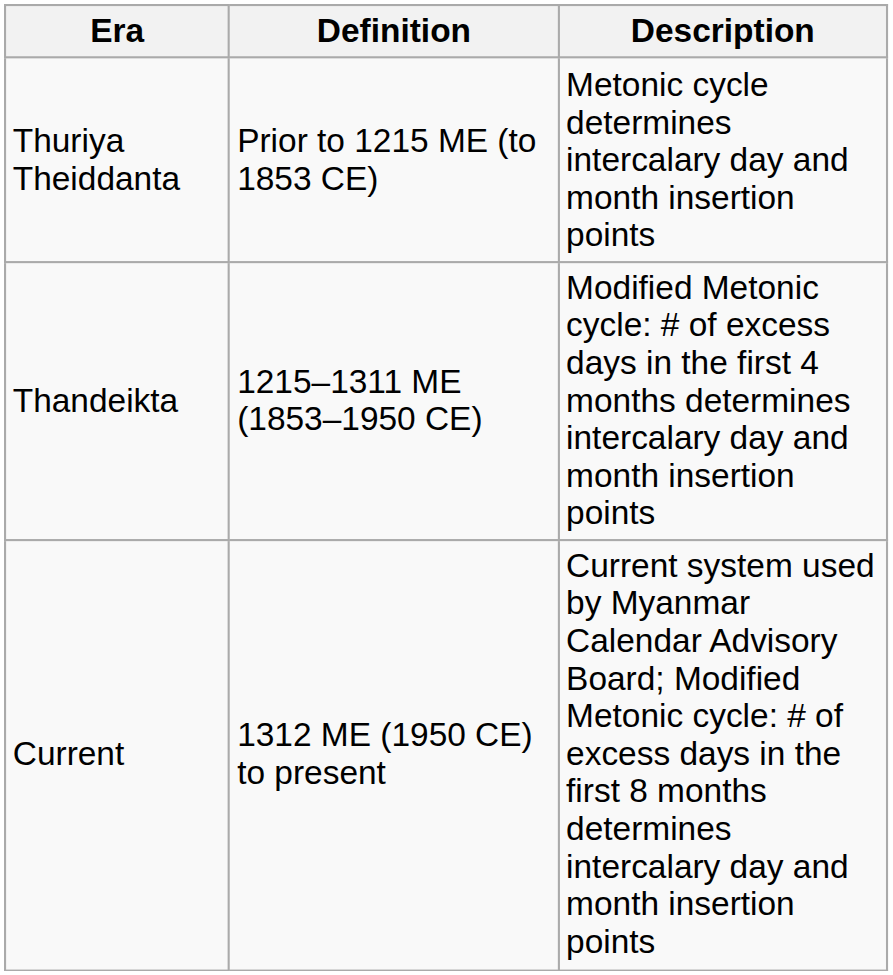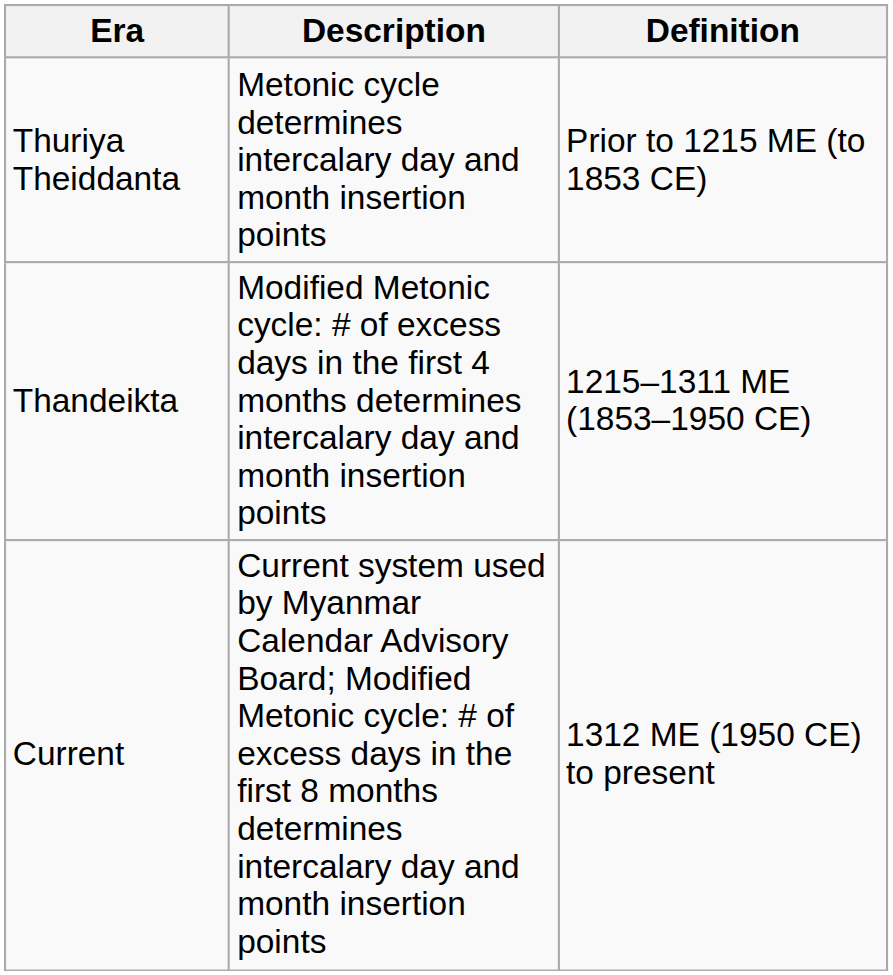columns swapped: (394, 31) <-> (723, 31)
